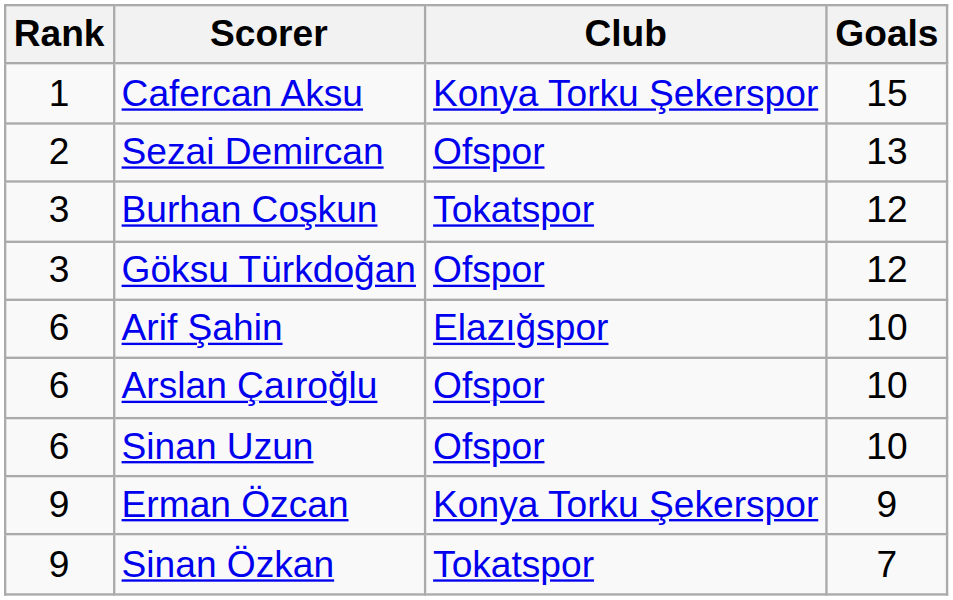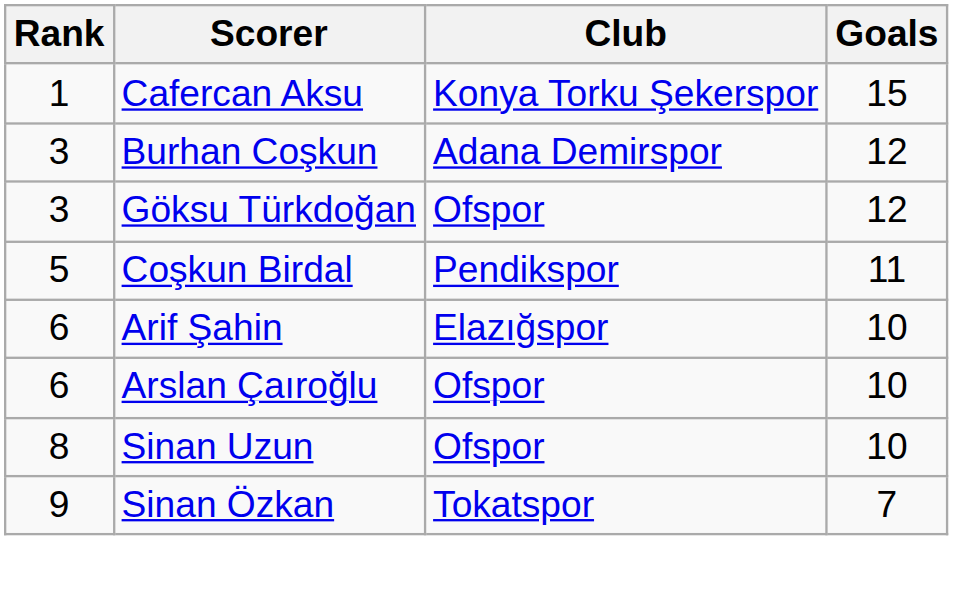- row: (253, 151)
(514, 210) Tokatspor -> (578, 151) Adana Demirspor
+ row: (237, 269)
(59, 446) 6 -> (59, 446) 8
- row: (235, 504)
